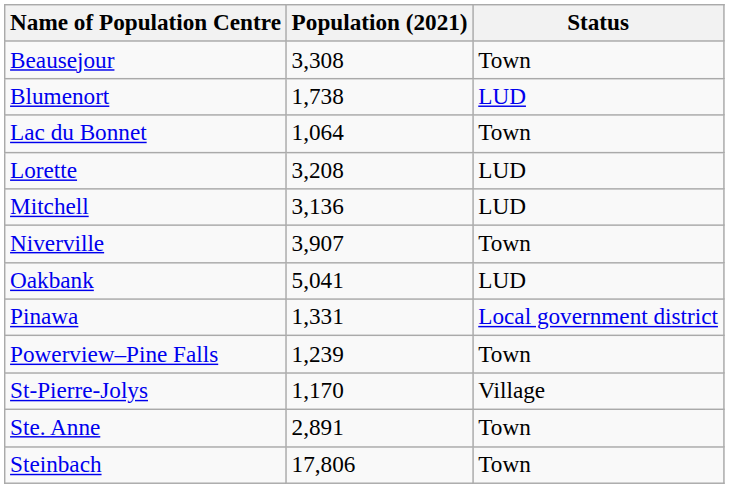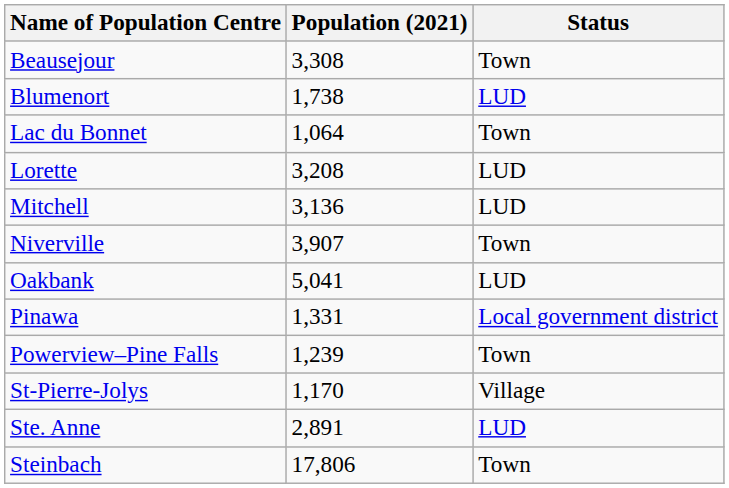(505, 427) Town -> (502, 427) LUD
